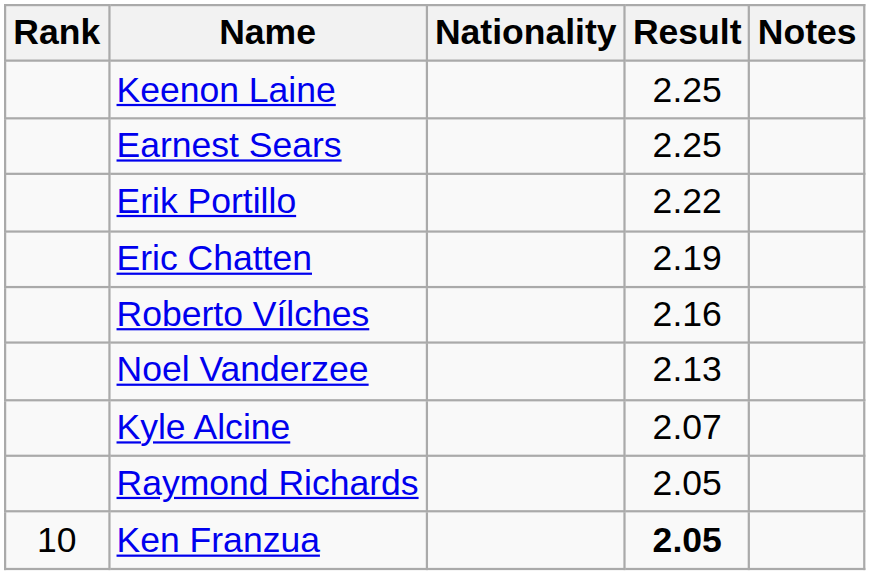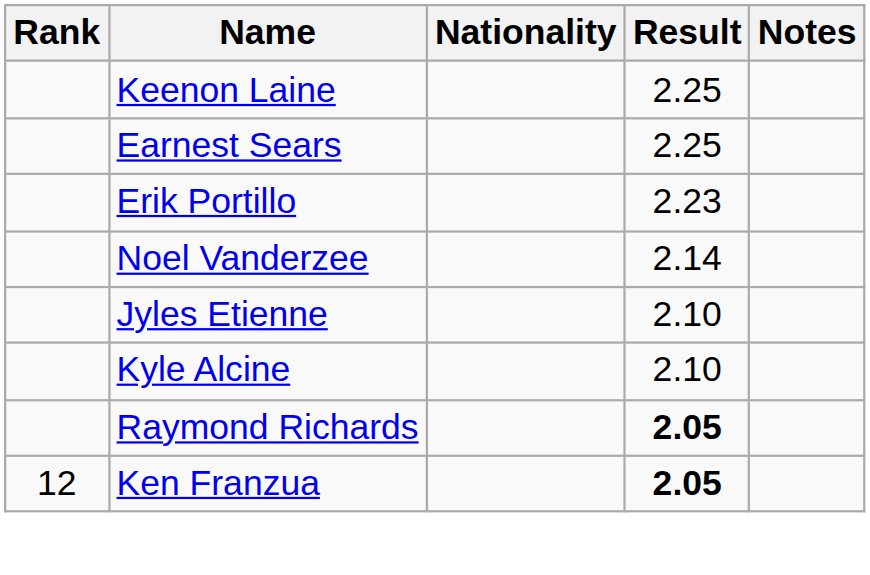(687, 201) 2.22 -> (687, 201) 2.23
- row: (214, 257)
- row: (243, 314)
(687, 370) 2.13 -> (687, 257) 2.14
+ row: (222, 314)
(687, 426) 2.07 -> (687, 370) 2.10
(687, 483) normal -> (687, 426) bold
(57, 539) 10 -> (57, 483) 12
